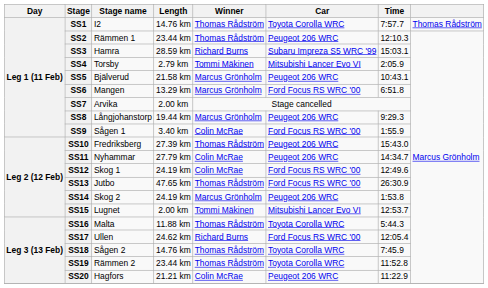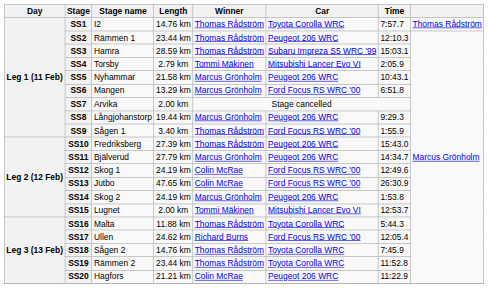(221, 50) Richard Burns -> (229, 50) Thomas Rådström
(111, 77) Bjälverud -> (115, 77) Nyhammar
(219, 130) Colin McRae -> (229, 130) Thomas Rådström
(115, 157) Nyhammar -> (111, 157) Bjälverud
(219, 157) Colin McRae -> (228, 157) Marcus Grönholm
(229, 183) Thomas Rådström -> (219, 183) Colin McRae
